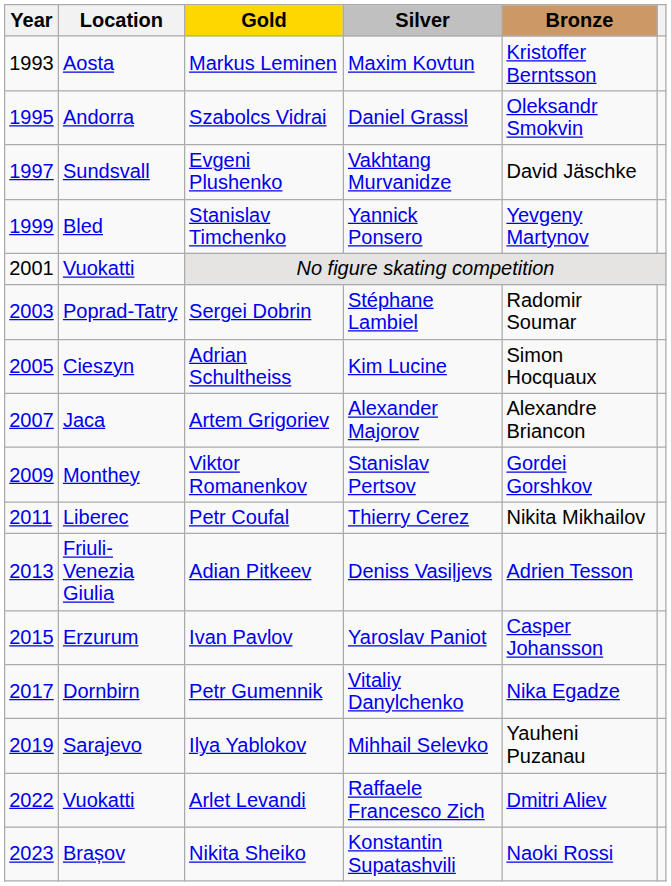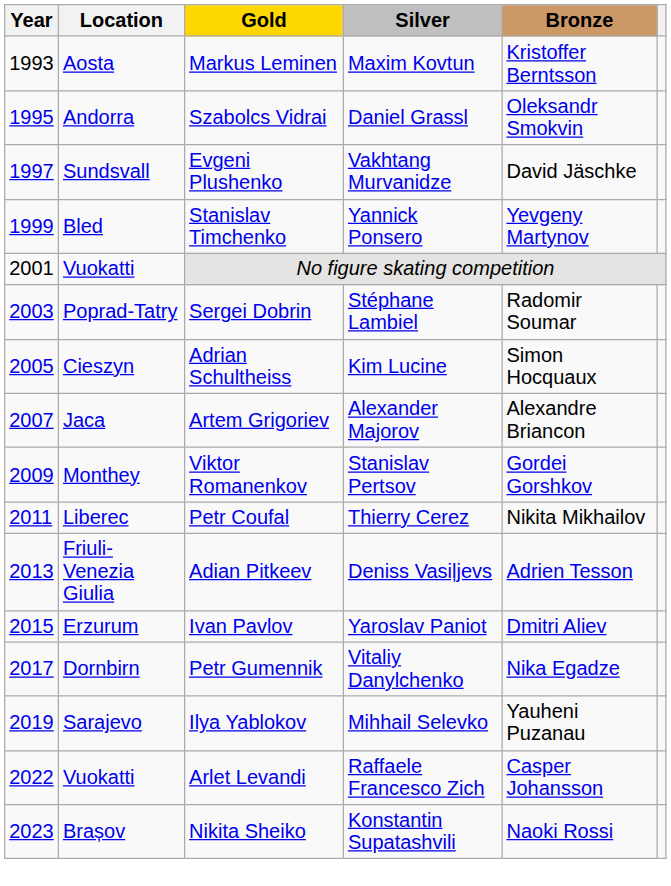(555, 637) Casper Johansson -> (556, 625) Dmitri Aliev
(556, 799) Dmitri Aliev -> (555, 777) Casper Johansson
